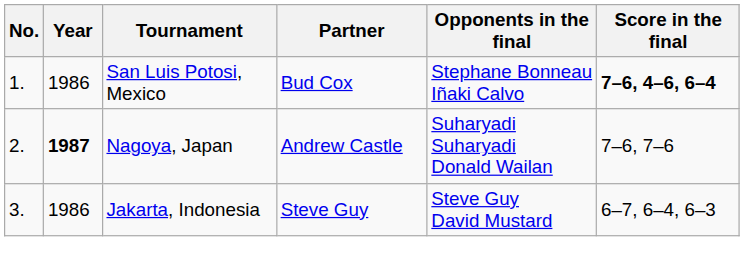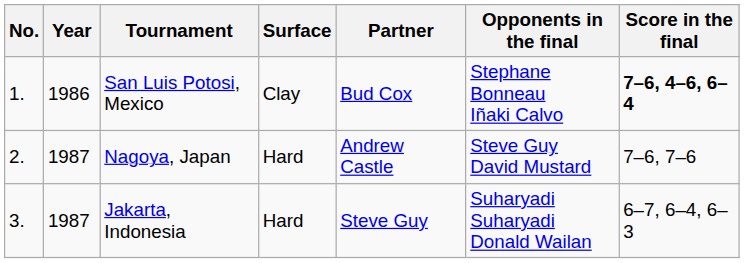+ column: (297, 30)
(69, 145) bold -> (69, 156) normal
(492, 145) Suharyadi Suharyadi Donald Wailan -> (531, 156) Steve Guy David Mustard
(69, 208) 1986 -> (69, 219) 1987
(492, 208) Steve Guy David Mustard -> (531, 219) Suharyadi Suharyadi Donald Wailan
